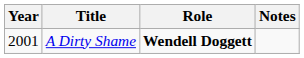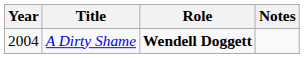(23, 41) 2001 -> (23, 41) 2004
